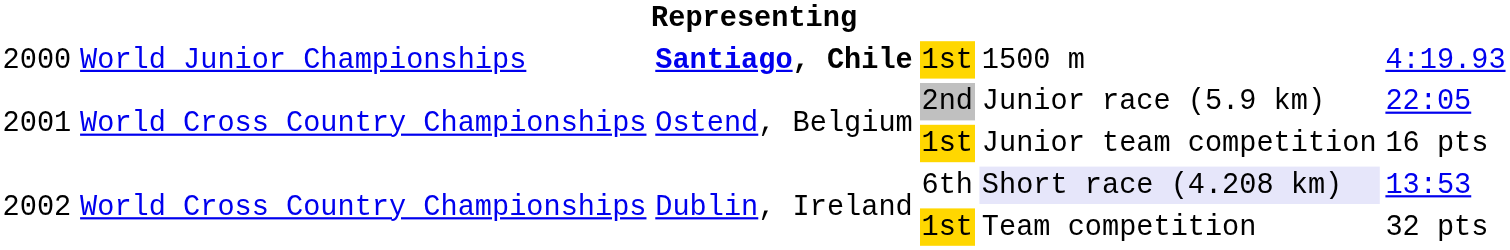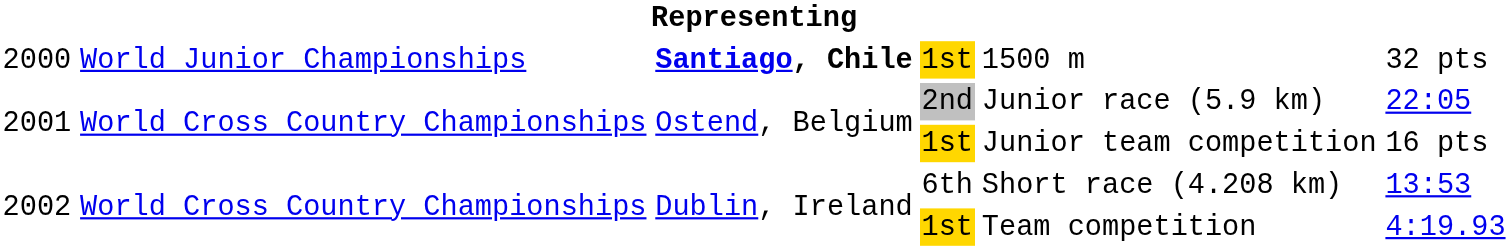(1445, 60) 4:19.93 -> (1437, 60) 32 pts
(1162, 185) lavender background -> (1162, 185) no background
(1437, 227) 32 pts -> (1445, 227) 4:19.93
